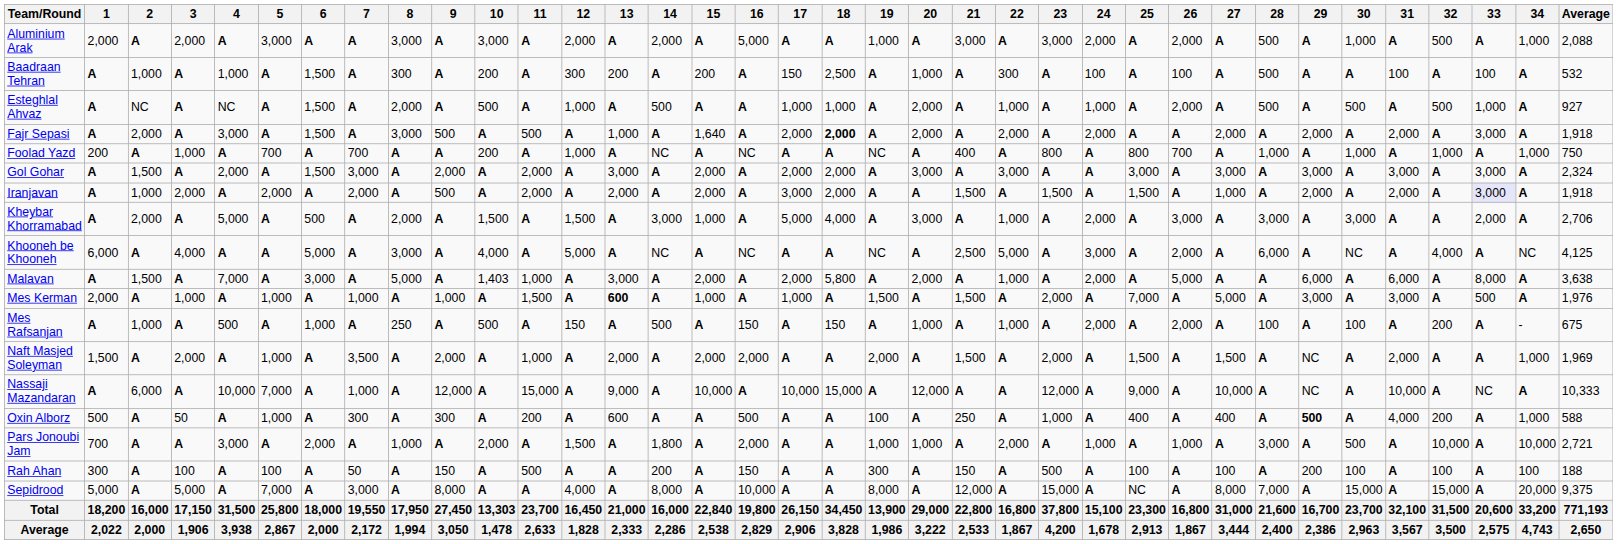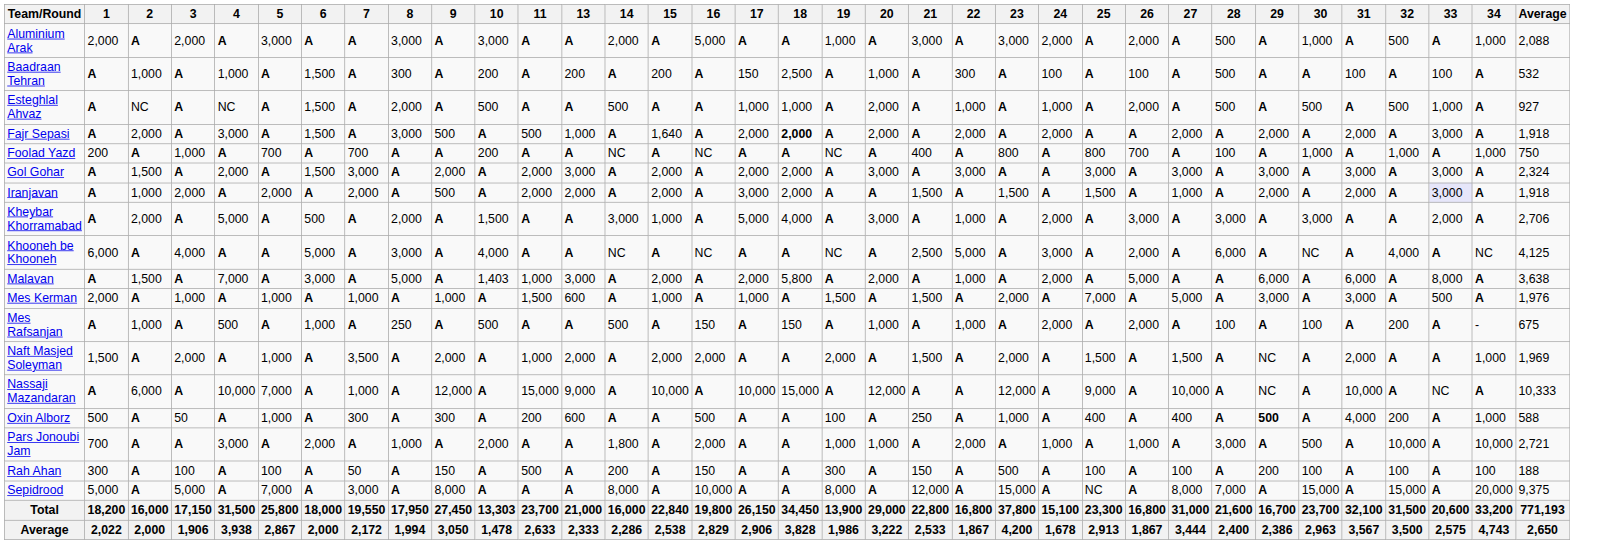- column: (583, 14)
(1274, 153) 1,000 -> (1225, 153) 100
(618, 298) bold -> (575, 298) normal
